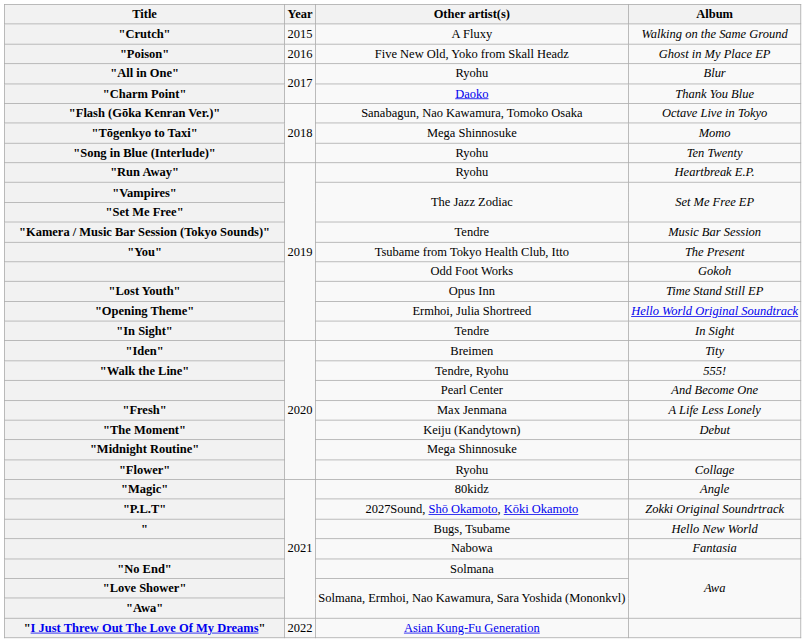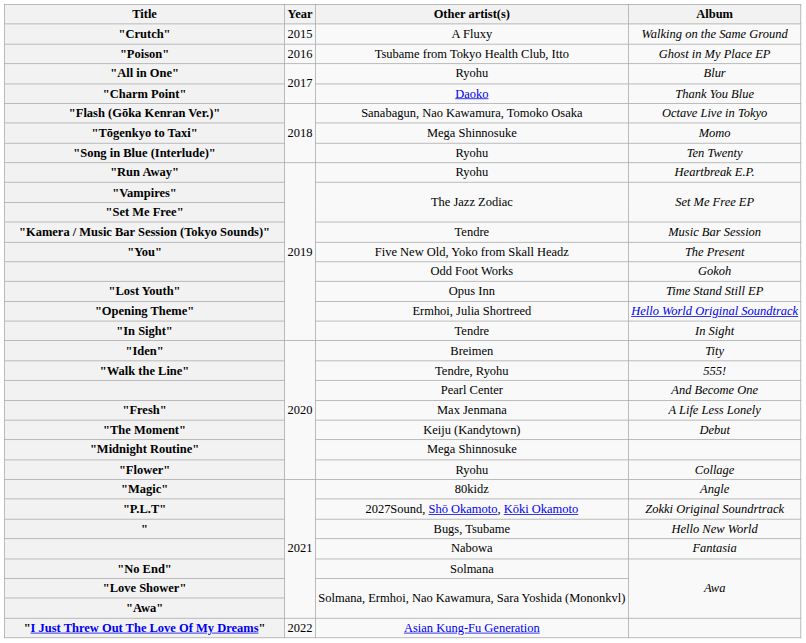(472, 53) Five New Old, Yoko from Skall Headz -> (472, 53) Tsubame from Tokyo Health Club, Itto
(472, 251) Tsubame from Tokyo Health Club, Itto -> (472, 251) Five New Old, Yoko from Skall Headz
